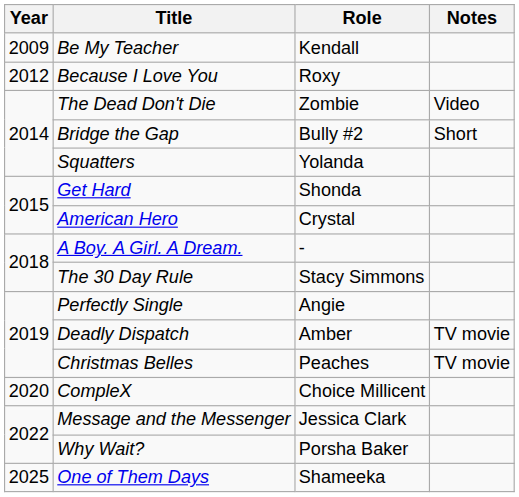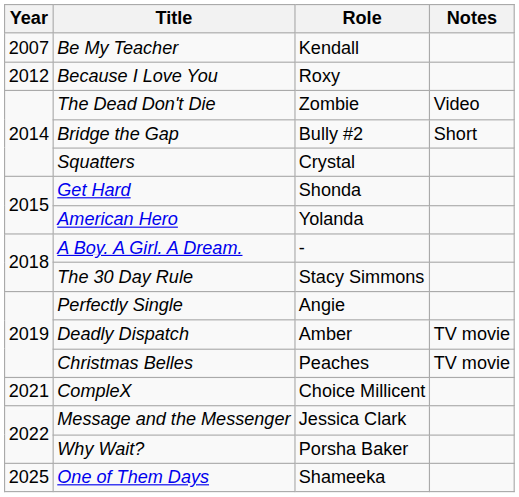(29, 47) 2009 -> (29, 47) 2007
(331, 162) Yolanda -> (327, 162) Crystal
(327, 219) Crystal -> (331, 219) Yolanda
(29, 391) 2020 -> (29, 391) 2021
